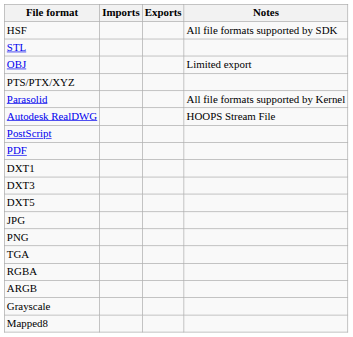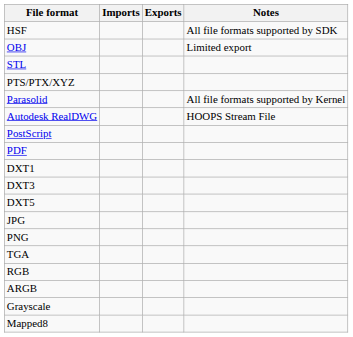rows swapped: (17, 64) <-> (17, 47)
+ row: (18, 271)
- row: (22, 271)
